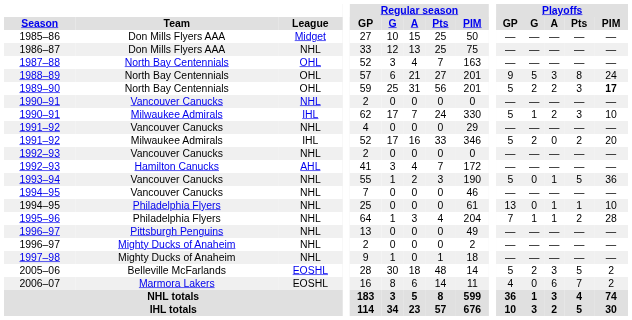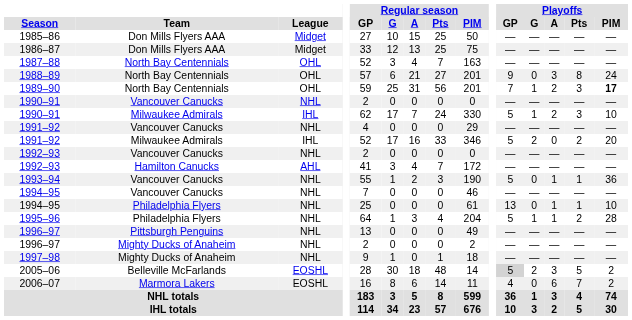(310, 49) NHL -> (310, 49) Midget
(534, 75) 5 -> (534, 75) 0
(510, 88) 5 -> (510, 88) 7
(534, 88) 2 -> (534, 88) 1
(579, 179) 5 -> (579, 179) 1
(510, 218) 7 -> (510, 218) 5
(510, 270) no background -> (510, 270) lightgrey background
